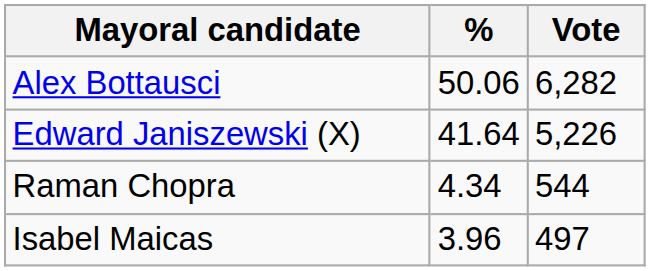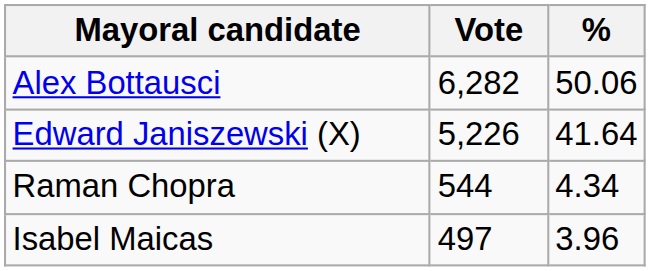columns swapped: (586, 30) <-> (479, 30)
